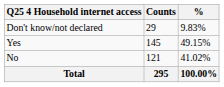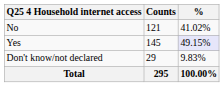rows swapped: (13, 58) <-> (55, 27)
(195, 43) no background -> (195, 43) lavender background
